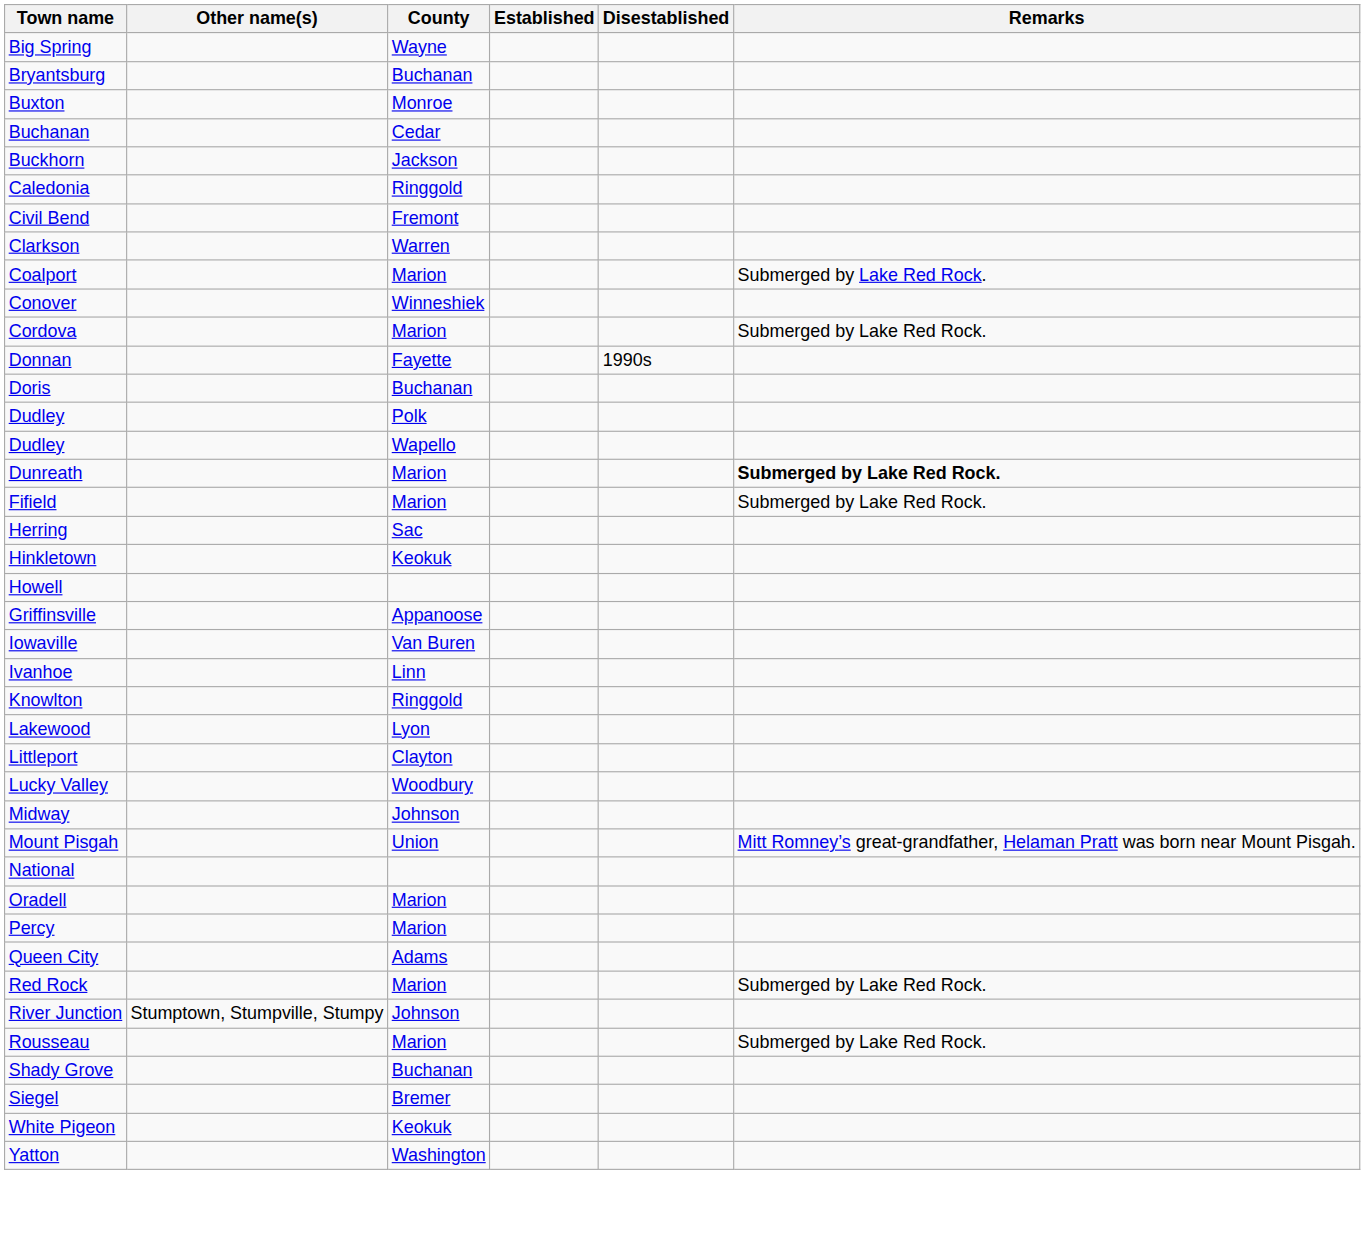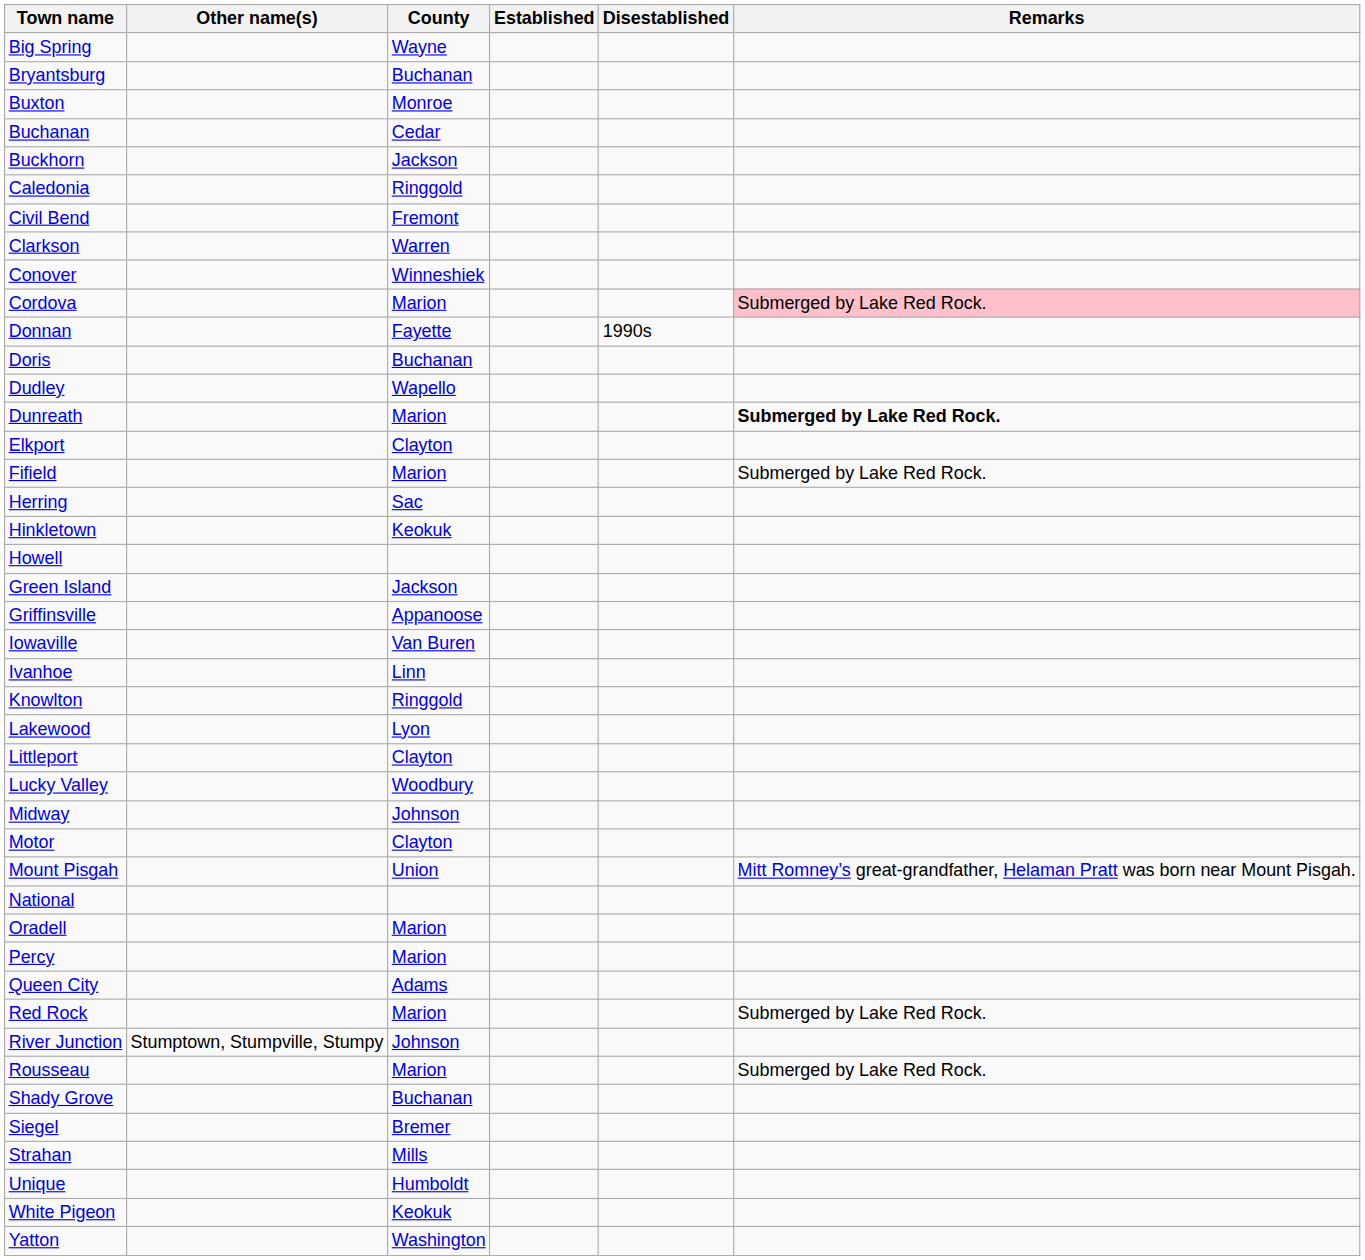- row: (43, 274)
(862, 331) no background -> (862, 302) pink background
- row: (37, 416)
+ row: (37, 445)
+ row: (60, 587)
+ row: (32, 842)
+ row: (40, 1155)
+ row: (37, 1183)
